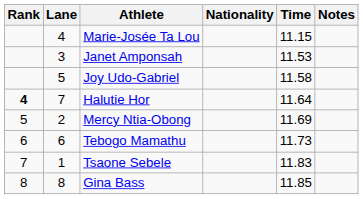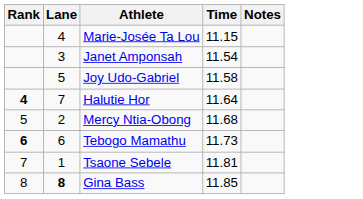- column: (240, 15)
(296, 57) 11.53 -> (222, 57) 11.54
(296, 120) 11.69 -> (222, 120) 11.68
(24, 141) normal -> (24, 141) bold
(296, 162) 11.83 -> (222, 162) 11.81
(62, 183) normal -> (62, 183) bold
